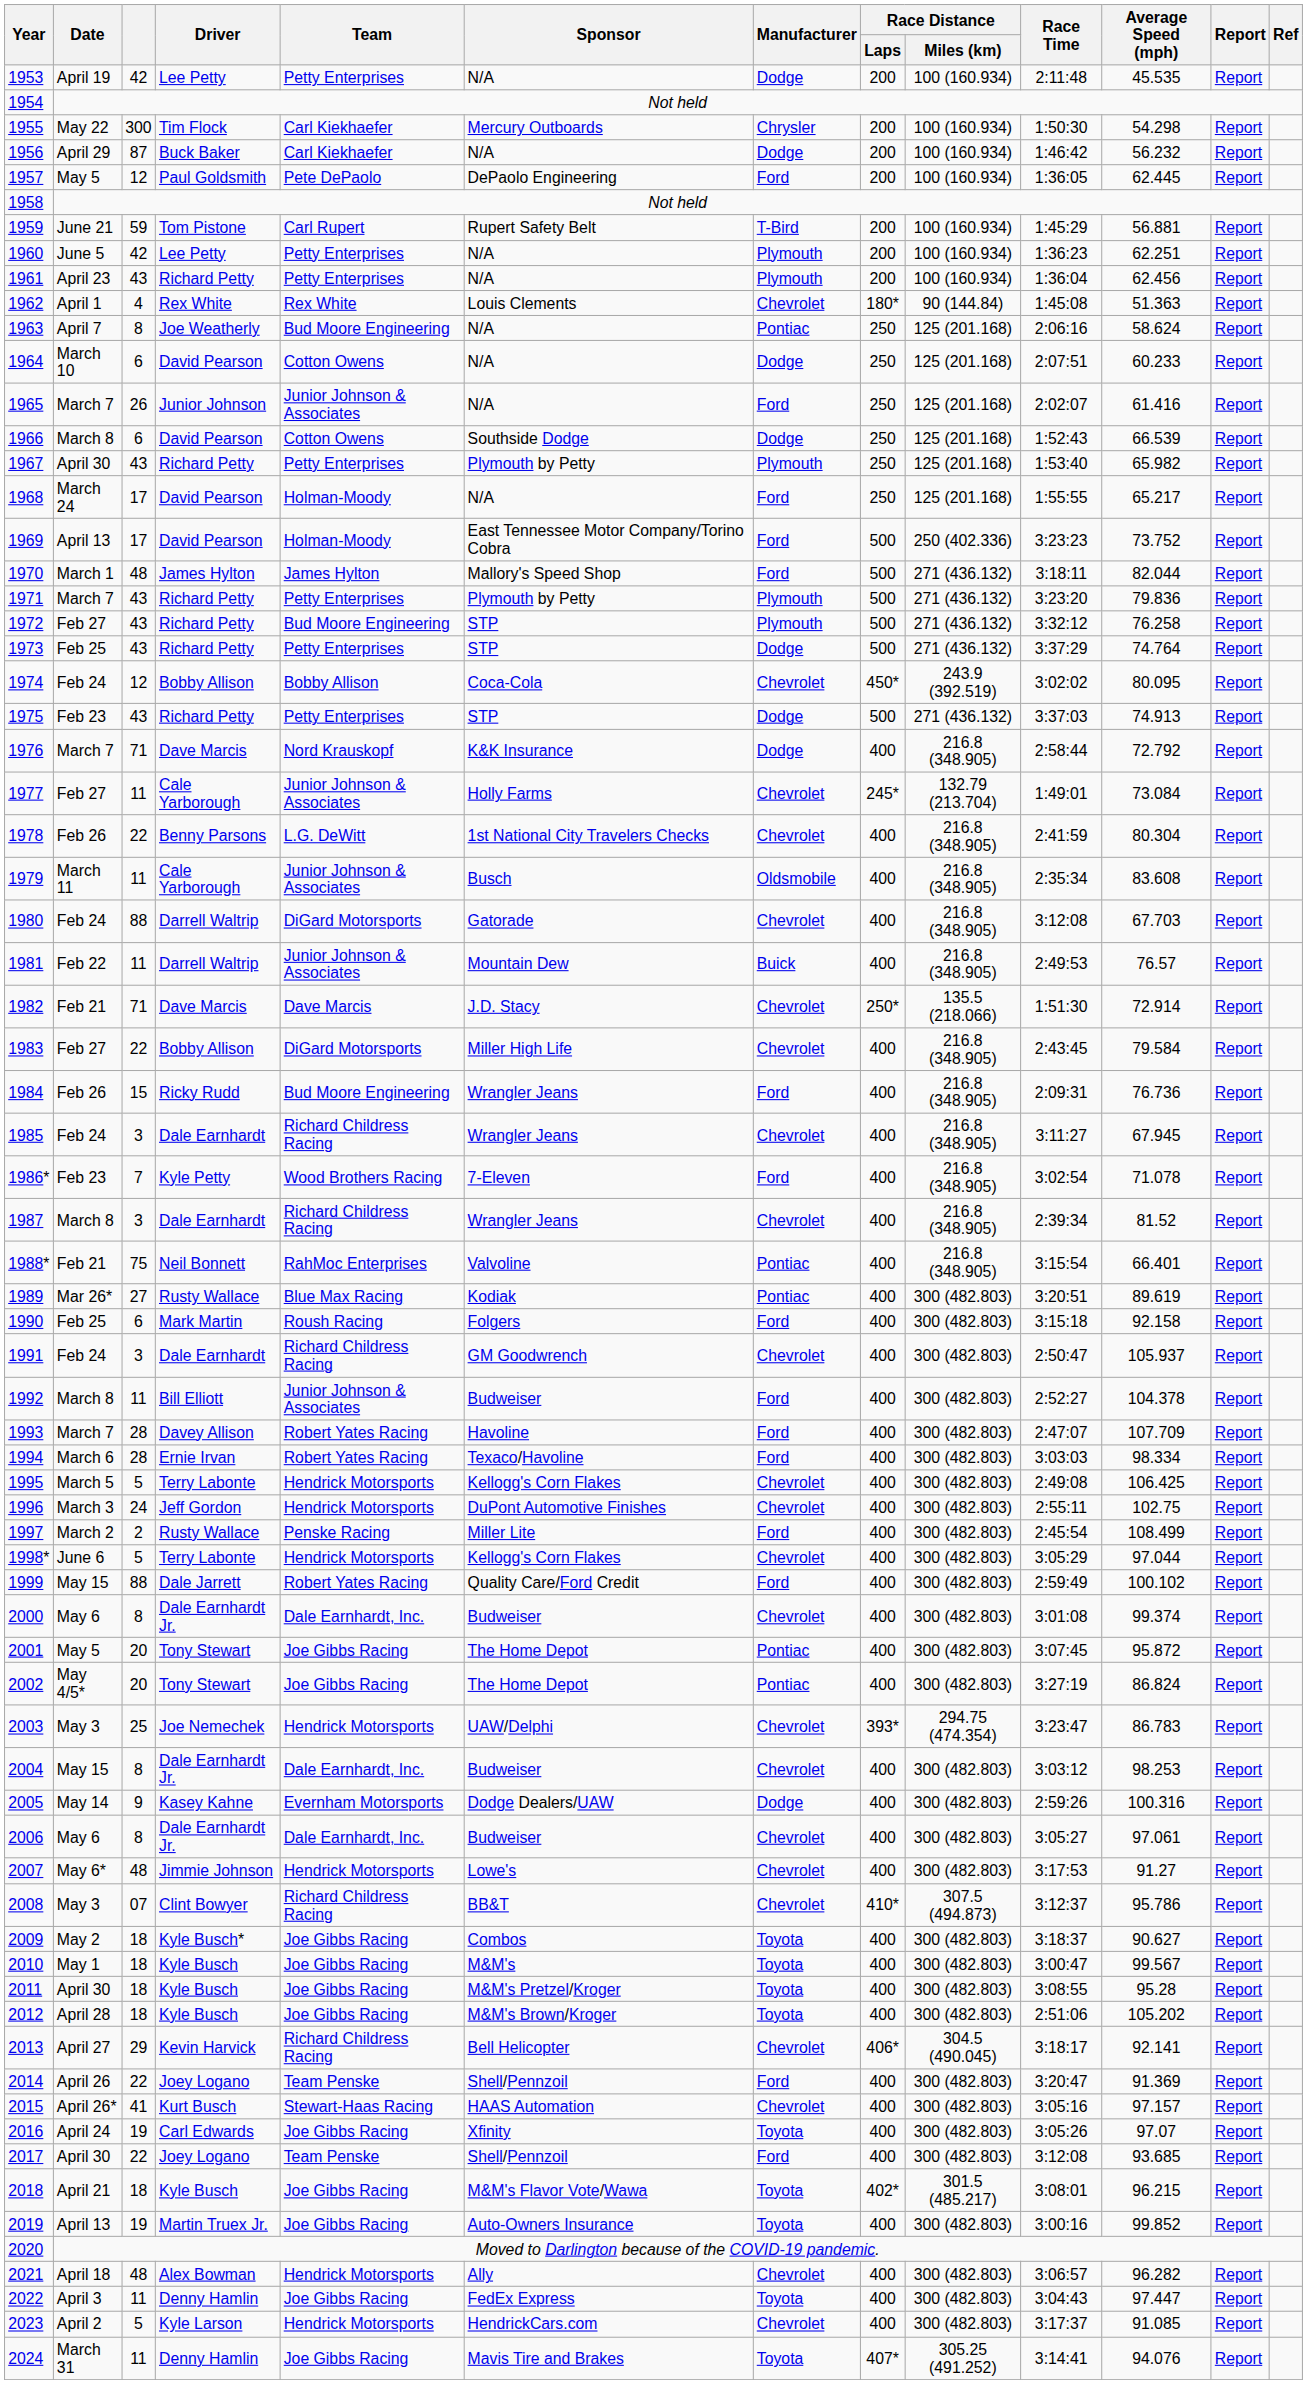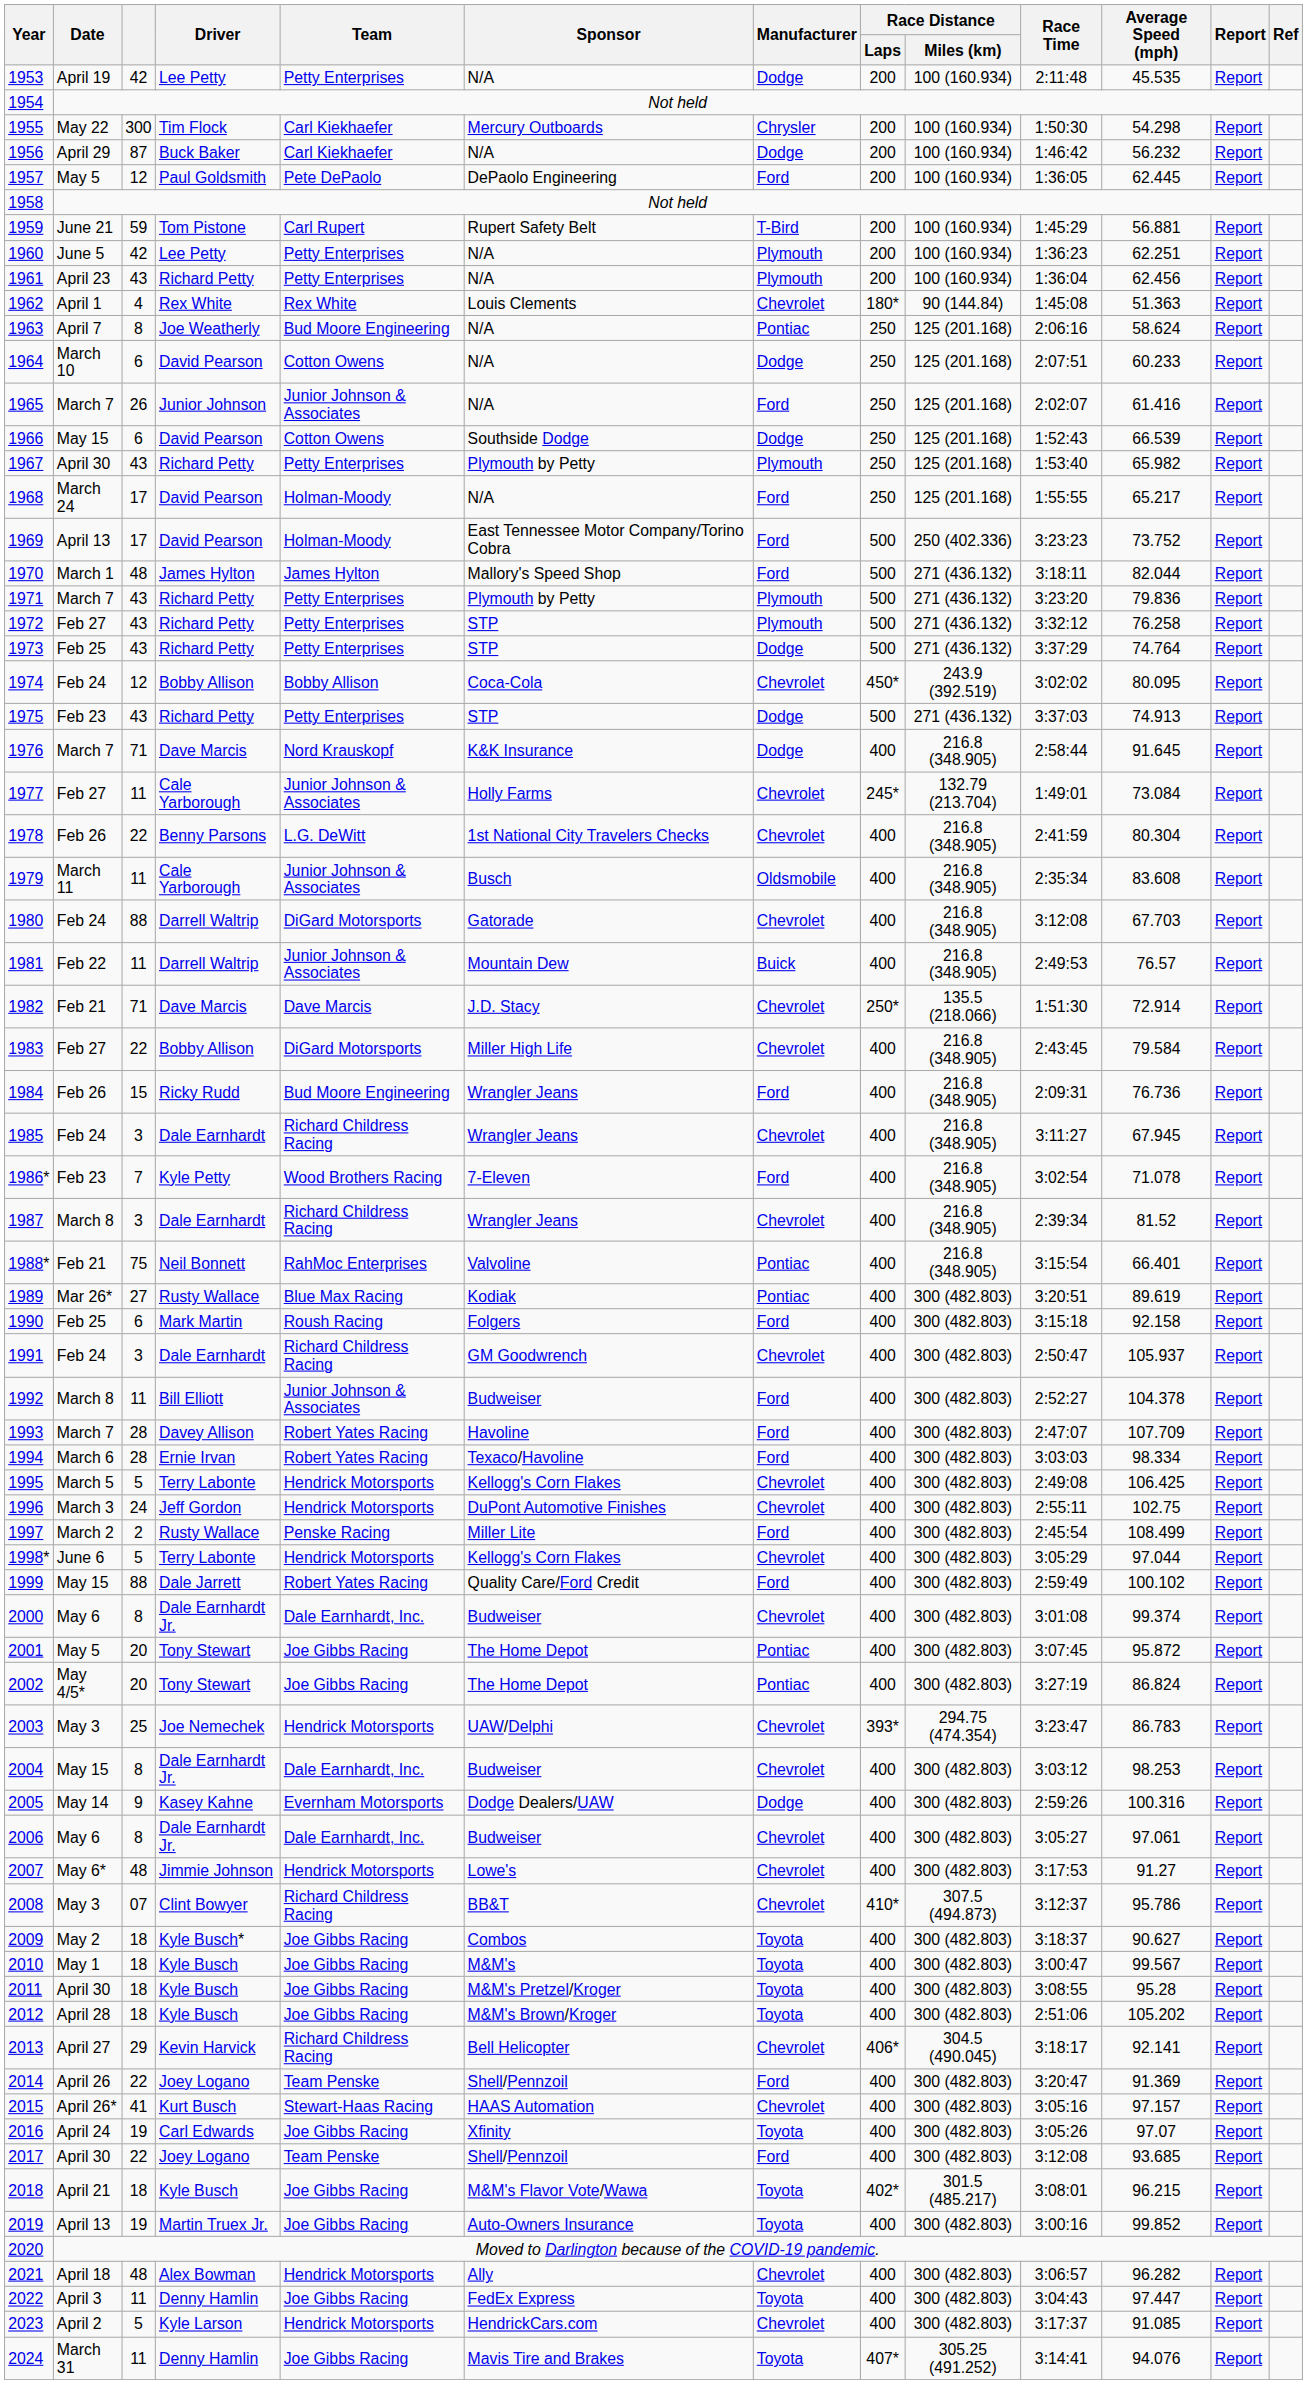(85, 438) March 8 -> (83, 438) May 15
(367, 624) Bud Moore Engineering -> (344, 624) Petty Enterprises
(1156, 750) 72.792 -> (1156, 750) 91.645
